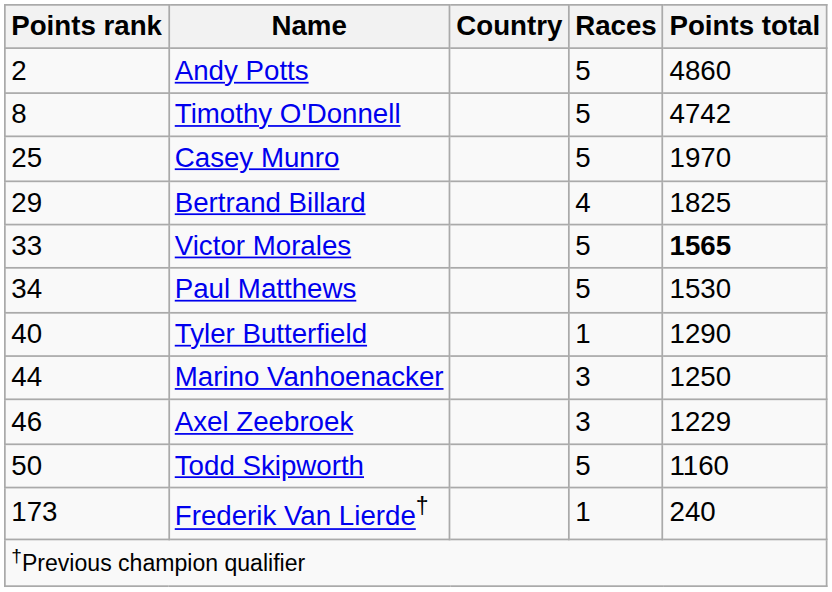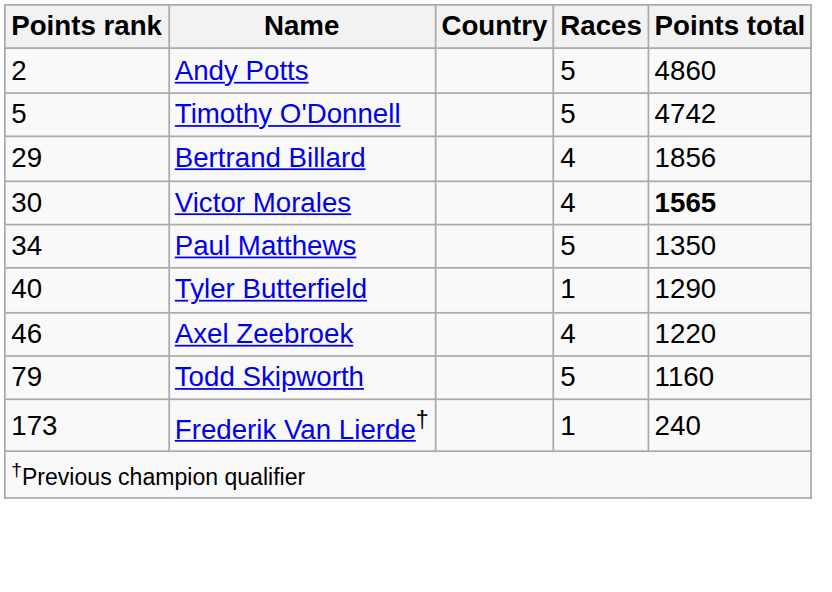(19, 114) 8 -> (19, 114) 5
- row: (257, 158)
(700, 202) 1825 -> (685, 158) 1856
(27, 245) 33 -> (27, 202) 30
(583, 245) 5 -> (568, 202) 4
(700, 289) 1530 -> (685, 245) 1350
- row: (309, 377)
(583, 421) 3 -> (568, 333) 4
(700, 421) 1229 -> (685, 333) 1220
(27, 465) 50 -> (27, 377) 79
